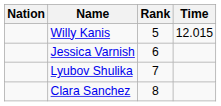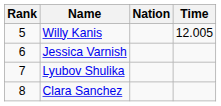columns swapped: (155, 14) <-> (26, 14)
(194, 33) 12.015 -> (194, 33) 12.005
